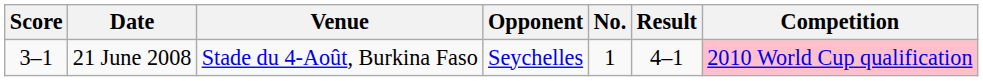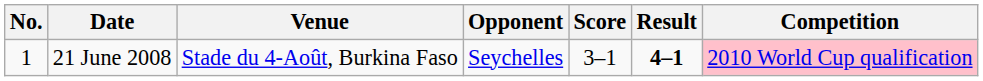columns swapped: (610, 22) <-> (36, 22)
(667, 57) normal -> (667, 57) bold
